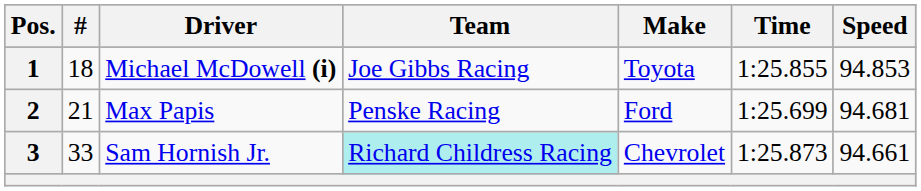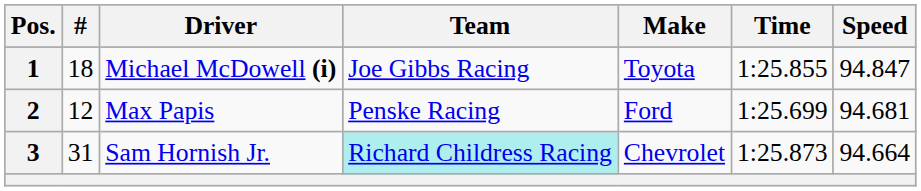(875, 68) 94.853 -> (875, 68) 94.847
(80, 110) 21 -> (80, 110) 12
(80, 152) 33 -> (80, 152) 31
(875, 152) 94.661 -> (875, 152) 94.664
